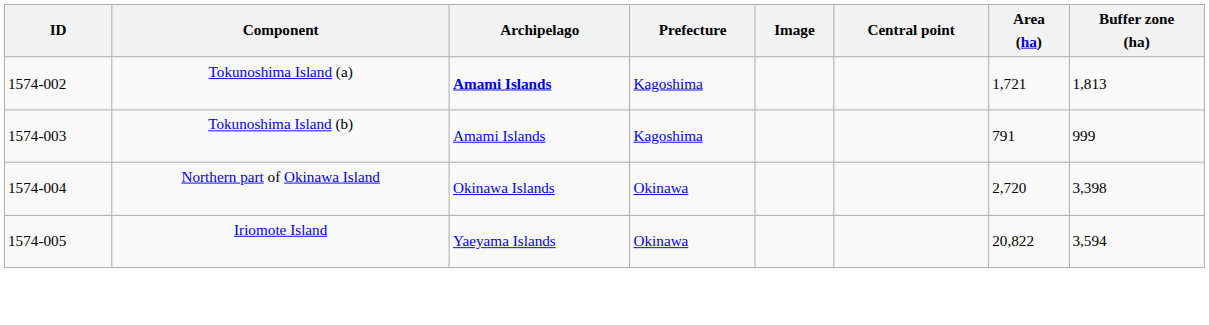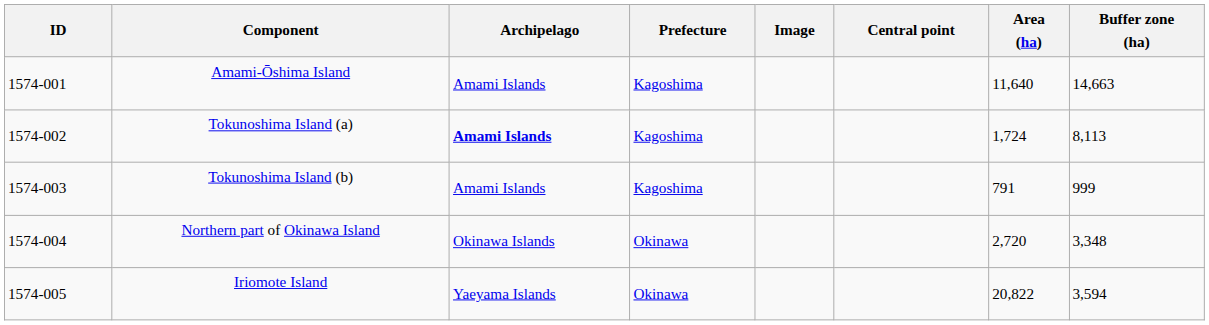+ row: (281, 72)
(1009, 83) 1,721 -> (1009, 136) 1,724
(1090, 83) 1,813 -> (1089, 136) 8,113
(1090, 188) 3,398 -> (1090, 241) 3,348
